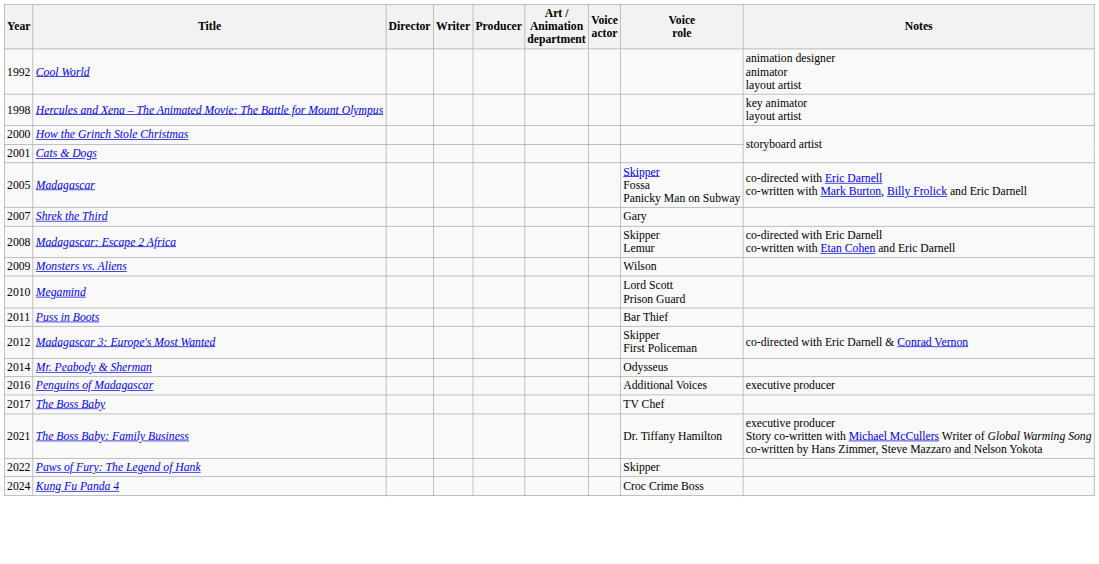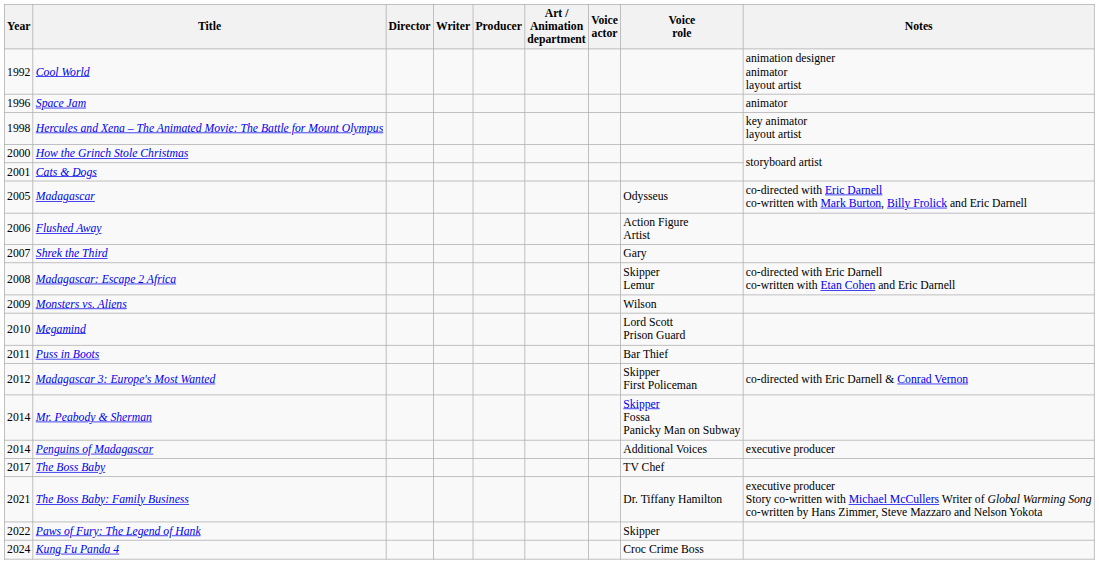+ row: (61, 103)
(682, 185) Skipper Fossa Panicky Man on Subway -> (646, 197) Odysseus
+ row: (69, 228)
(646, 367) Odysseus -> (682, 417) Skipper Fossa Panicky Man on Subway
(19, 385) 2016 -> (19, 449) 2014
